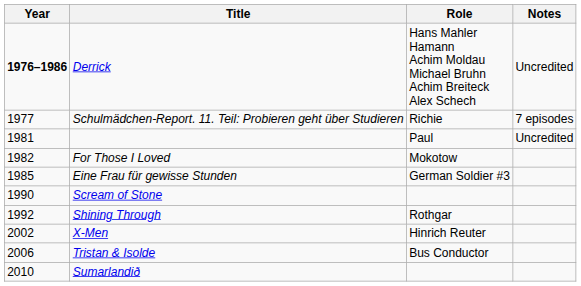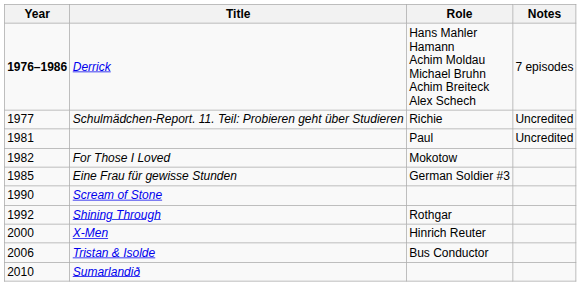(544, 66) Uncredited -> (544, 66) 7 episodes
(544, 119) 7 episodes -> (544, 119) Uncredited
(20, 233) 2002 -> (20, 233) 2000
